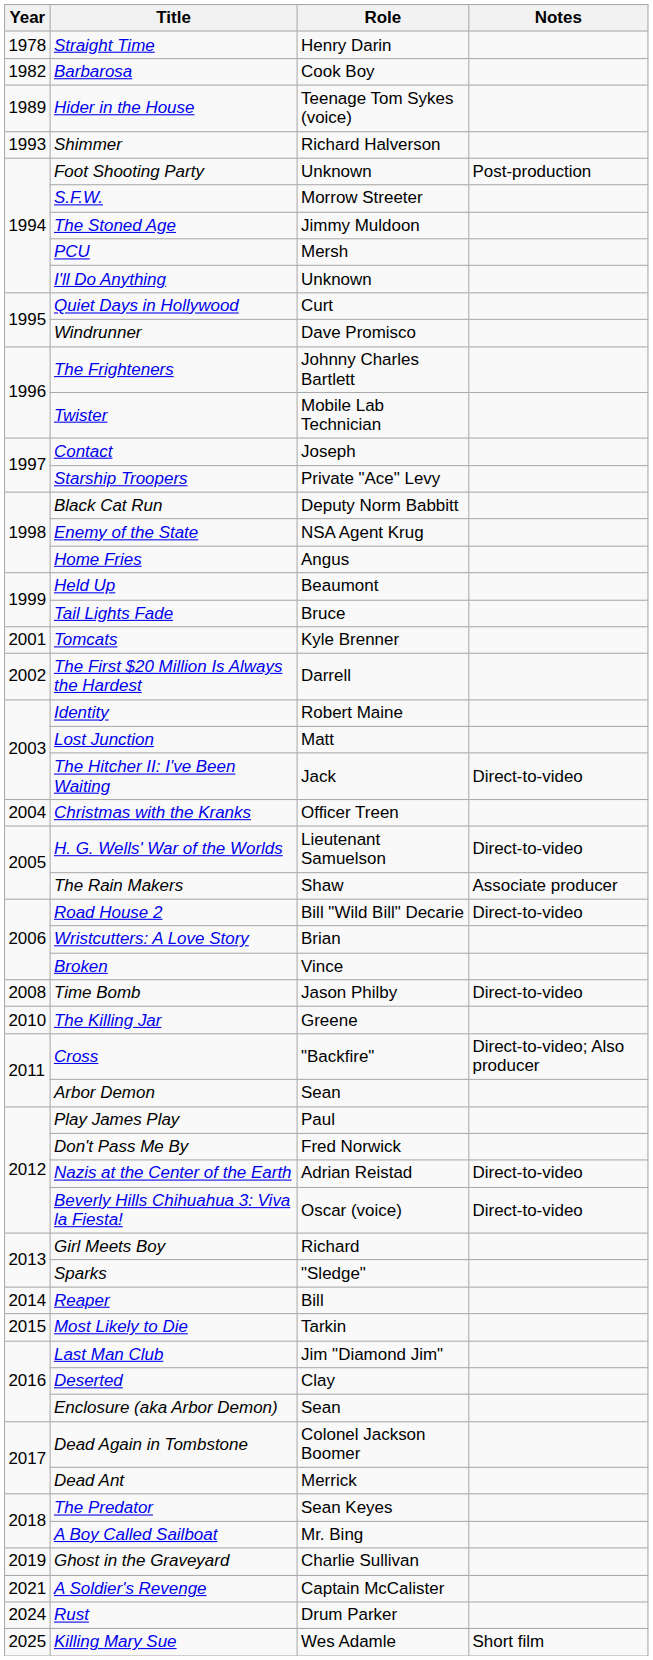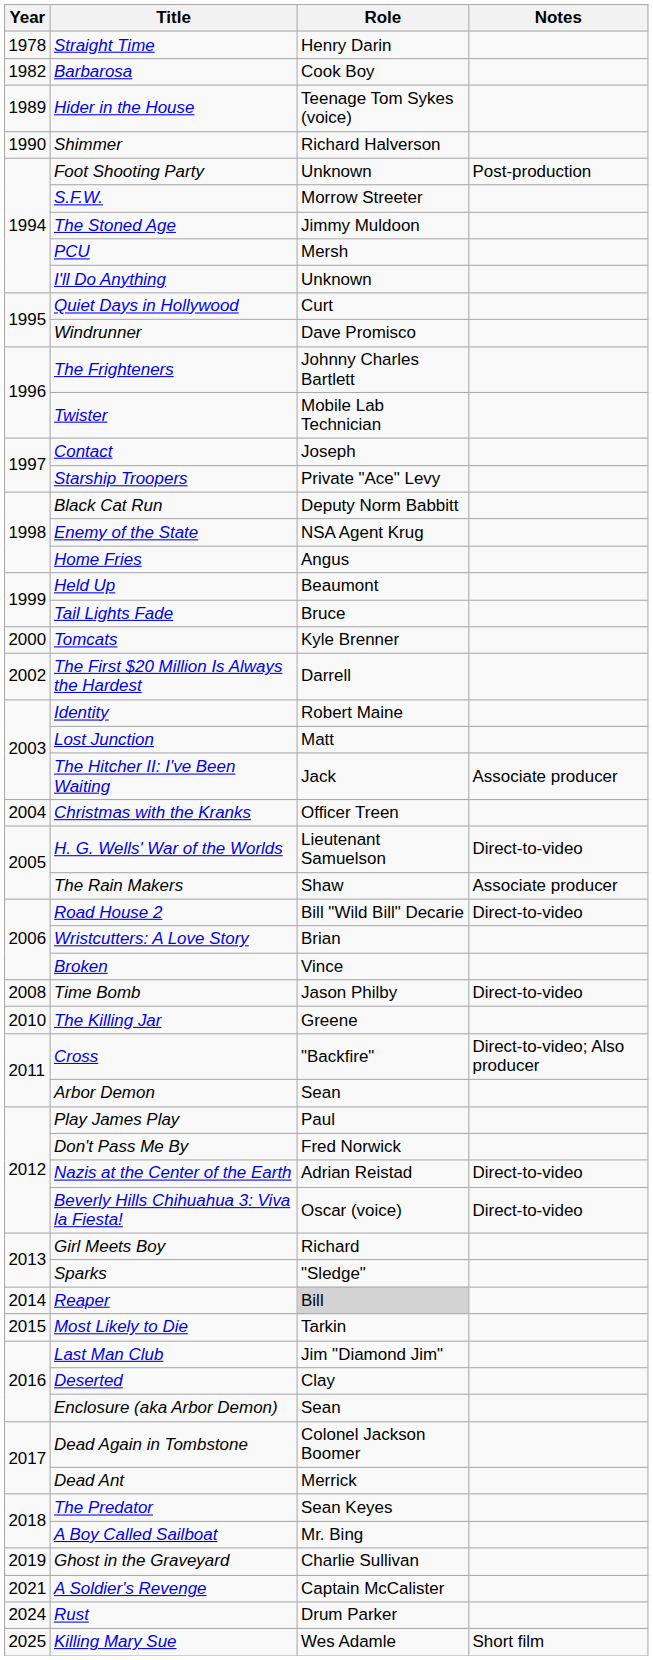(27, 144) 1993 -> (27, 144) 1990
(27, 640) 2001 -> (27, 640) 2000
(528, 776) Direct-to-video -> (545, 776) Associate producer
(312, 1300) no background -> (312, 1300) lightgrey background
